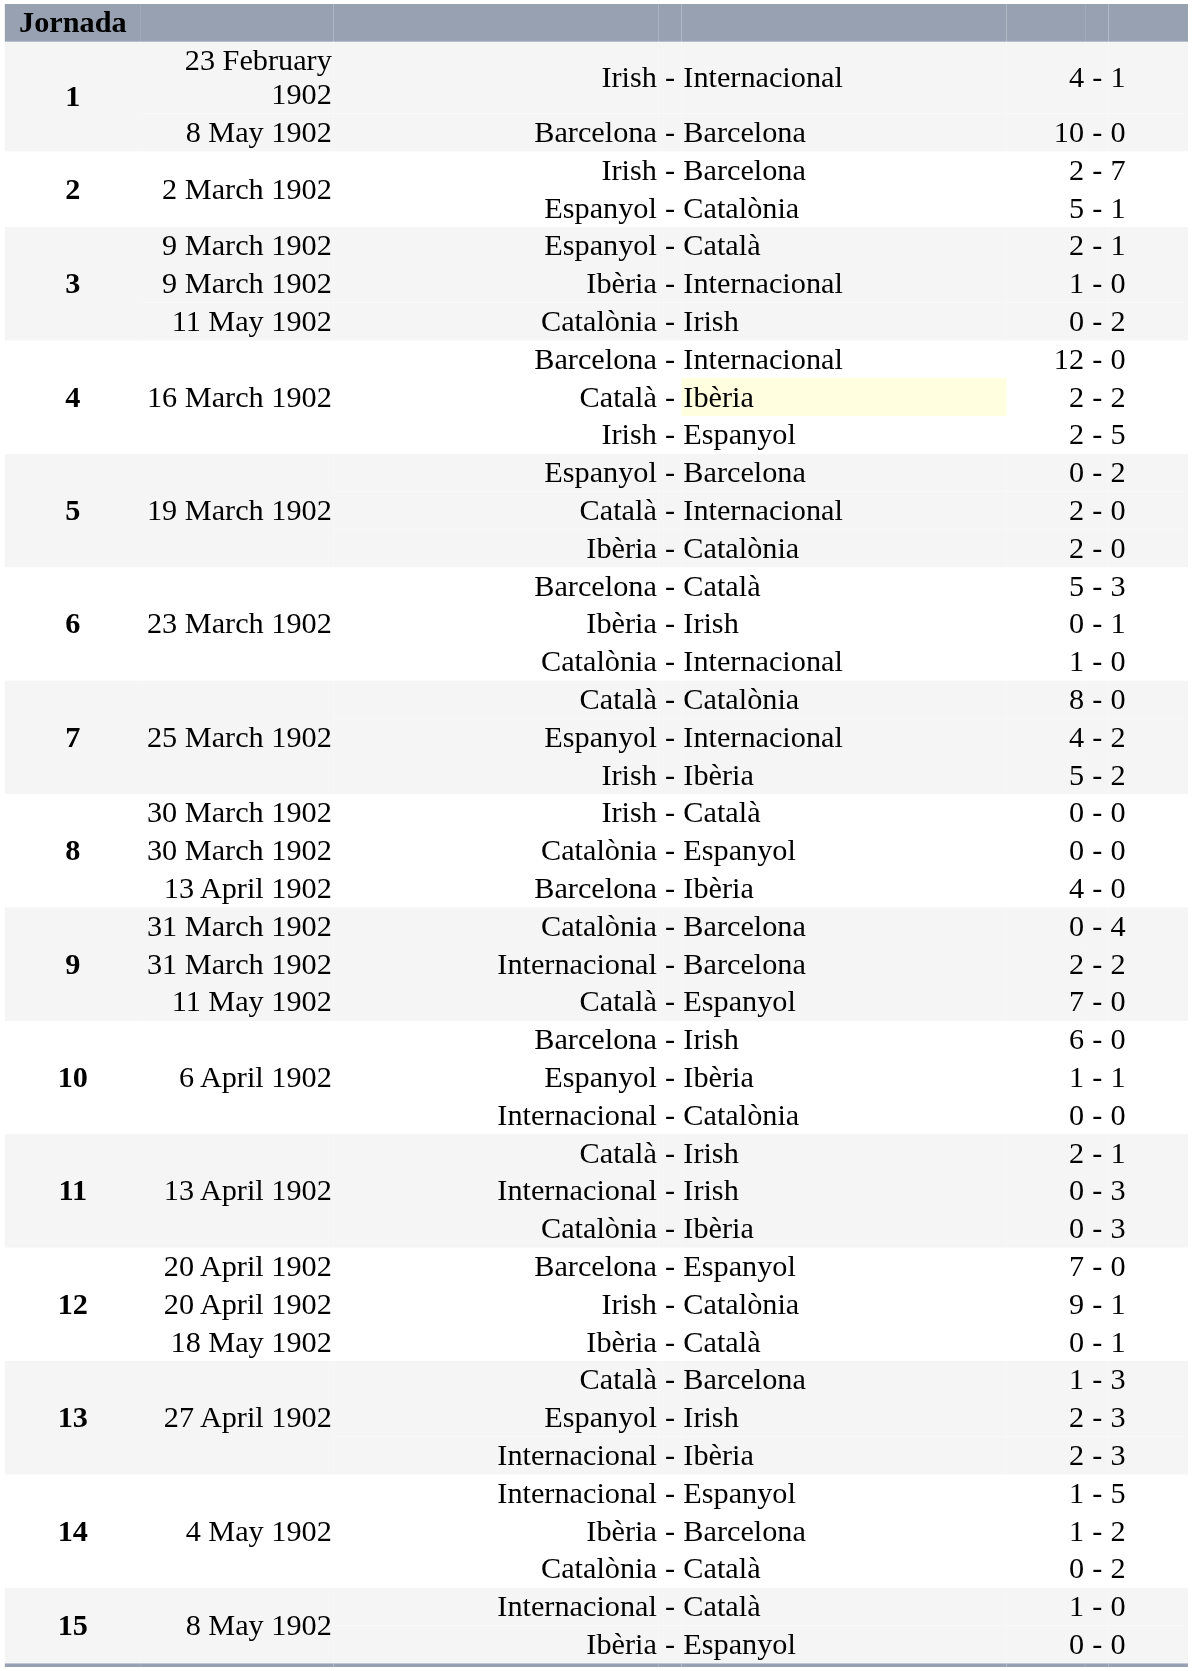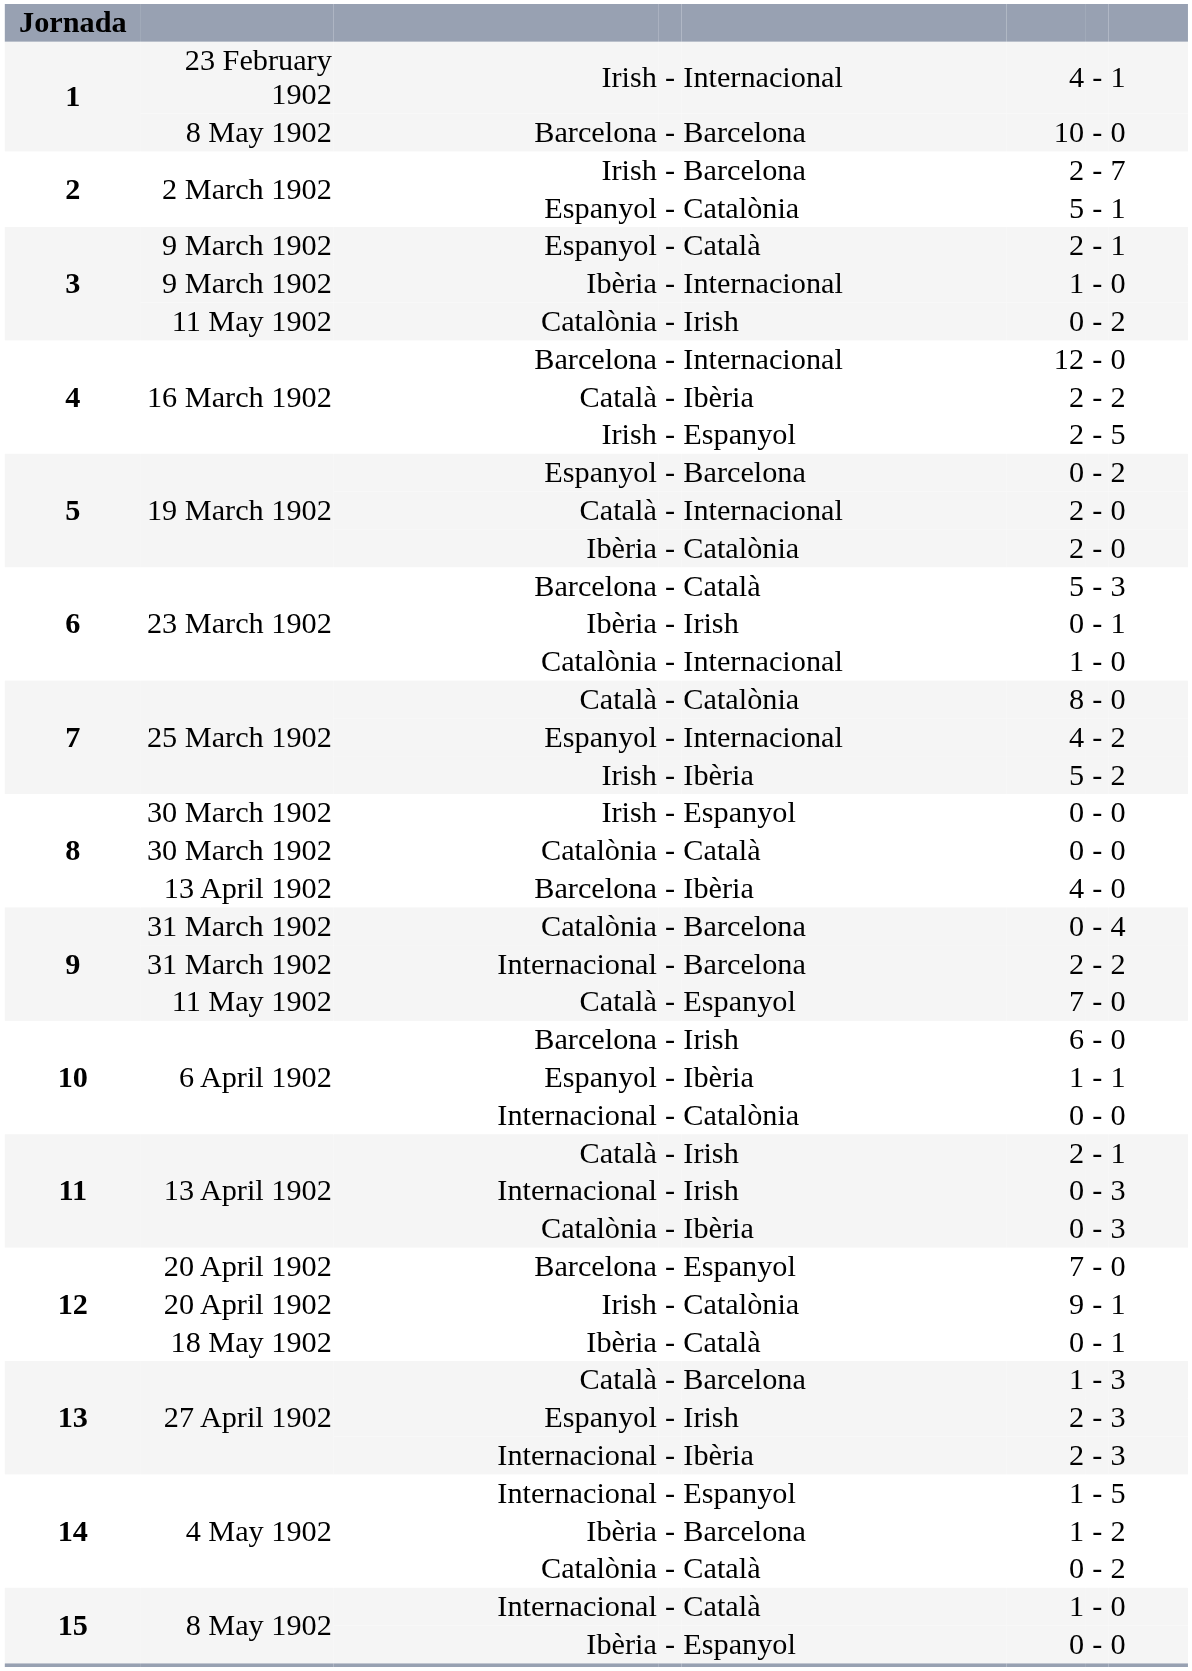(719, 396) lightyellow background -> (719, 396) no background
(722, 812) Català -> (740, 812) Espanyol
(740, 850) Espanyol -> (722, 850) Català
